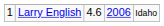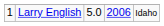(94, 13) 4.6 -> (94, 13) 5.0
